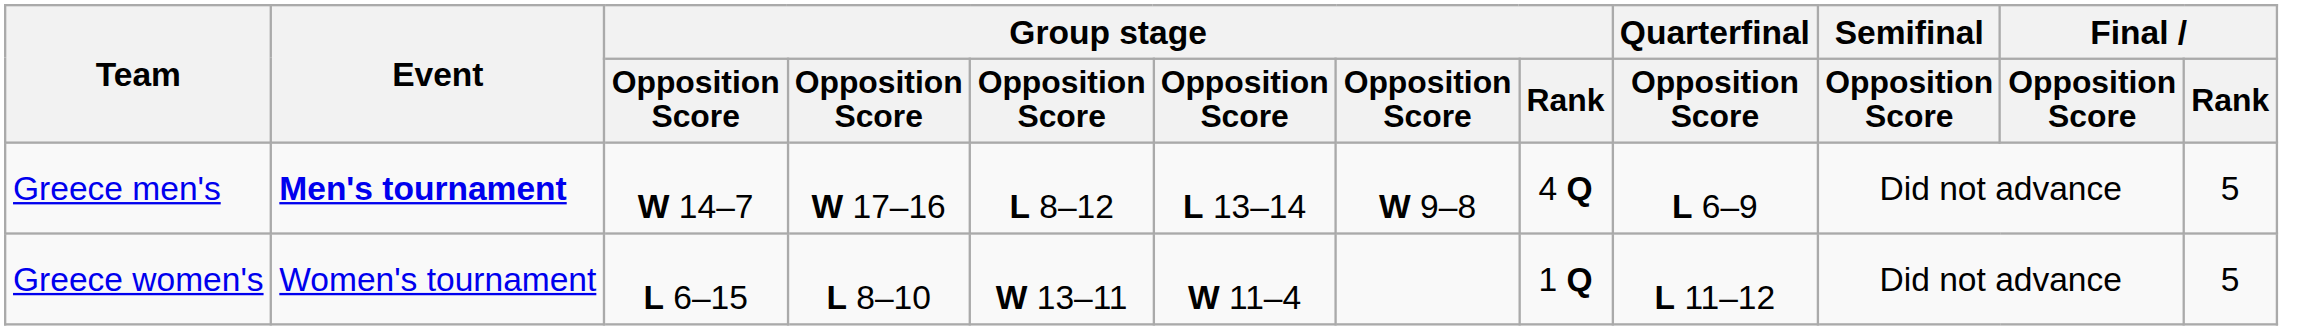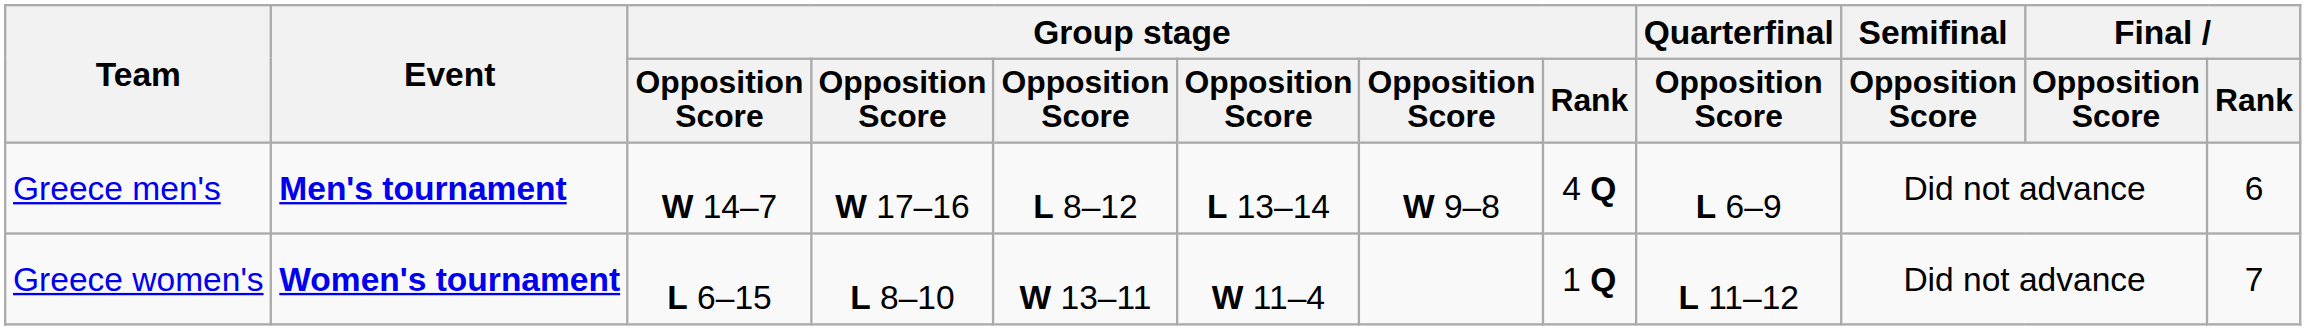(2230, 189) 5 -> (2254, 189) 6
(438, 279) normal -> (450, 279) bold
(2230, 279) 5 -> (2254, 279) 7
